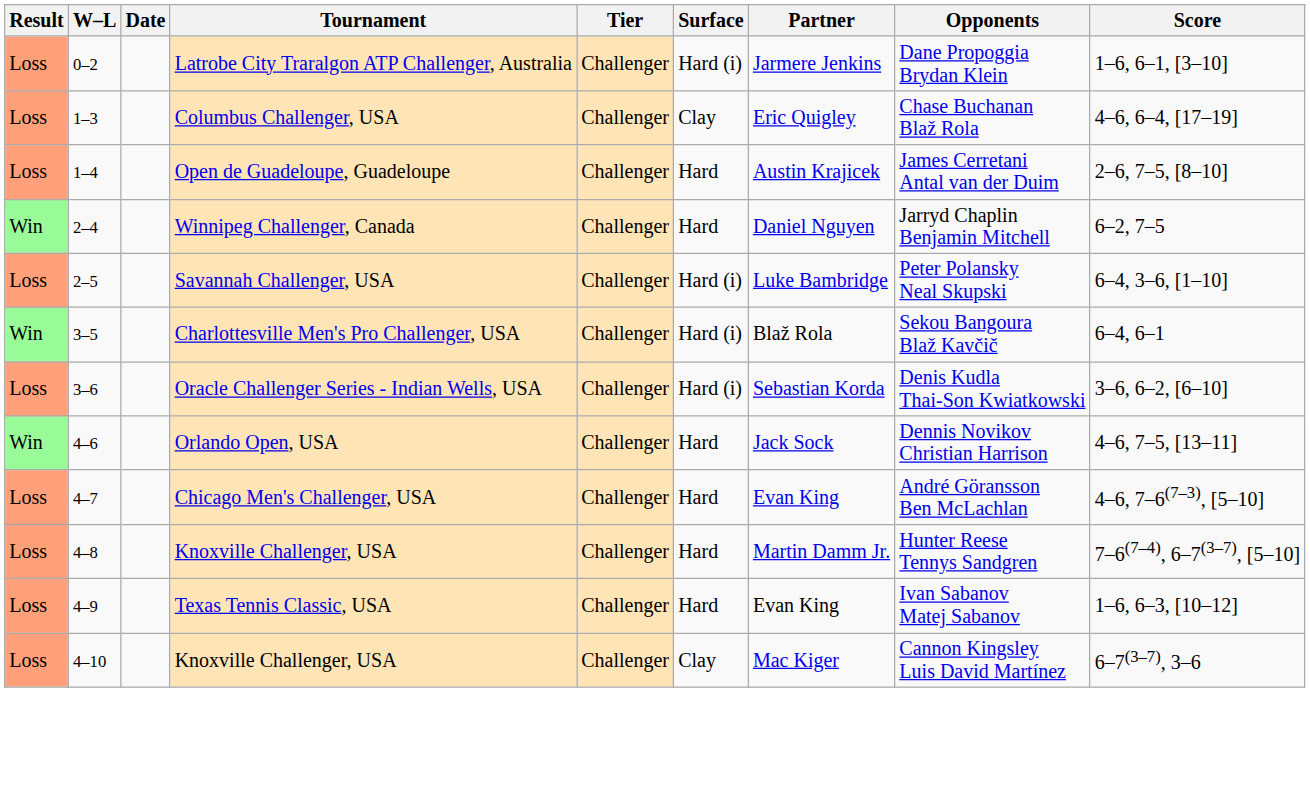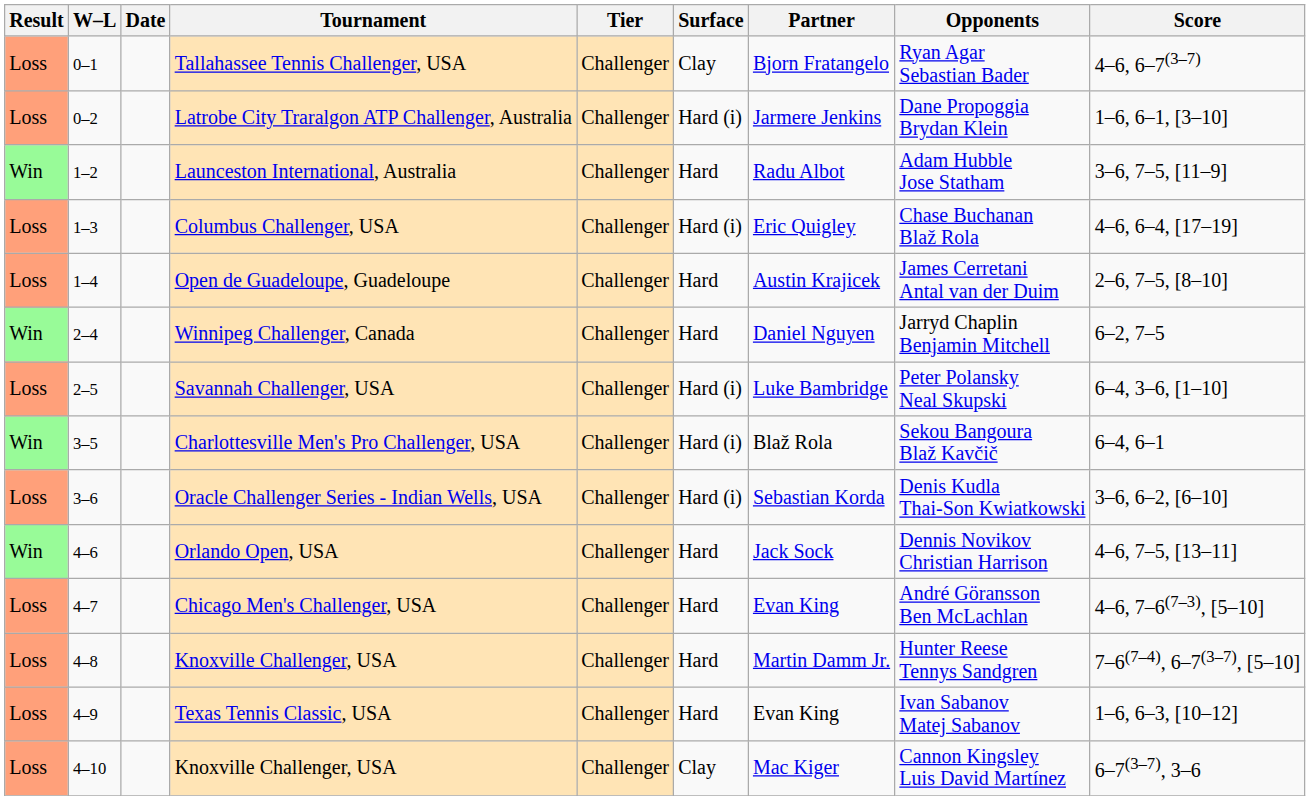+ row: (85, 64)
+ row: (85, 173)
(697, 117) Clay -> (710, 225) Hard (i)
